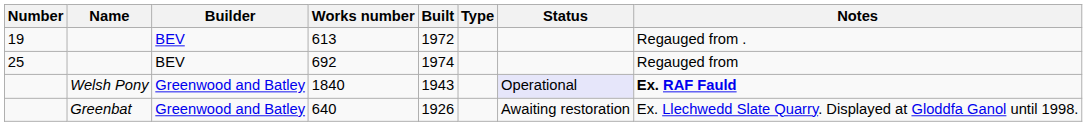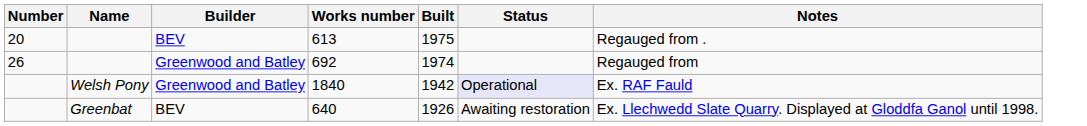- column: (478, 16)
(16, 39) 19 -> (16, 39) 20
(438, 39) 1972 -> (438, 39) 1975
(16, 62) 25 -> (16, 62) 26
(170, 62) BEV -> (230, 62) Greenwood and Batley
(438, 86) 1943 -> (438, 86) 1942
(687, 86) bold -> (645, 86) normal
(230, 109) Greenwood and Batley -> (170, 109) BEV
